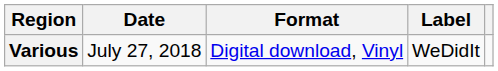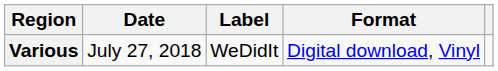columns swapped: (307, 19) <-> (446, 19)
